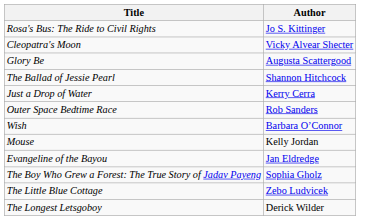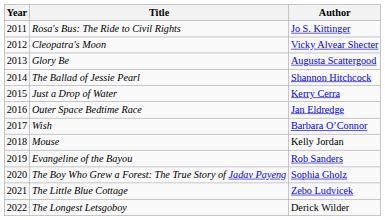+ column: (17, 12)
(292, 110) Rob Sanders -> (318, 110) Jan Eldredge
(292, 158) Jan Eldredge -> (317, 158) Rob Sanders
